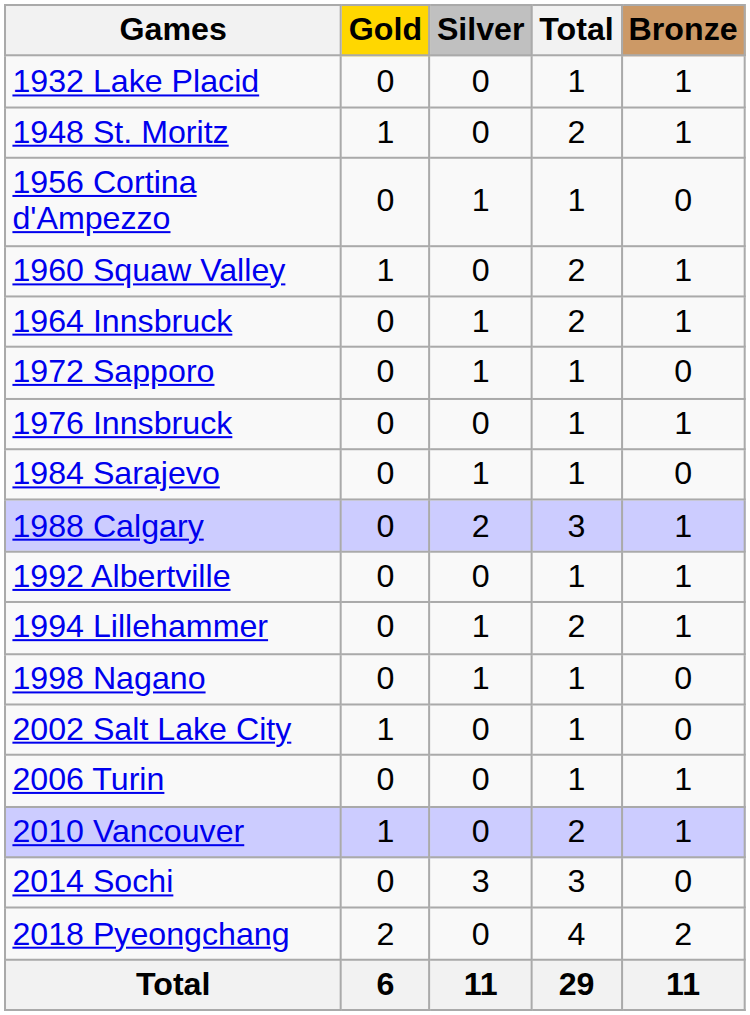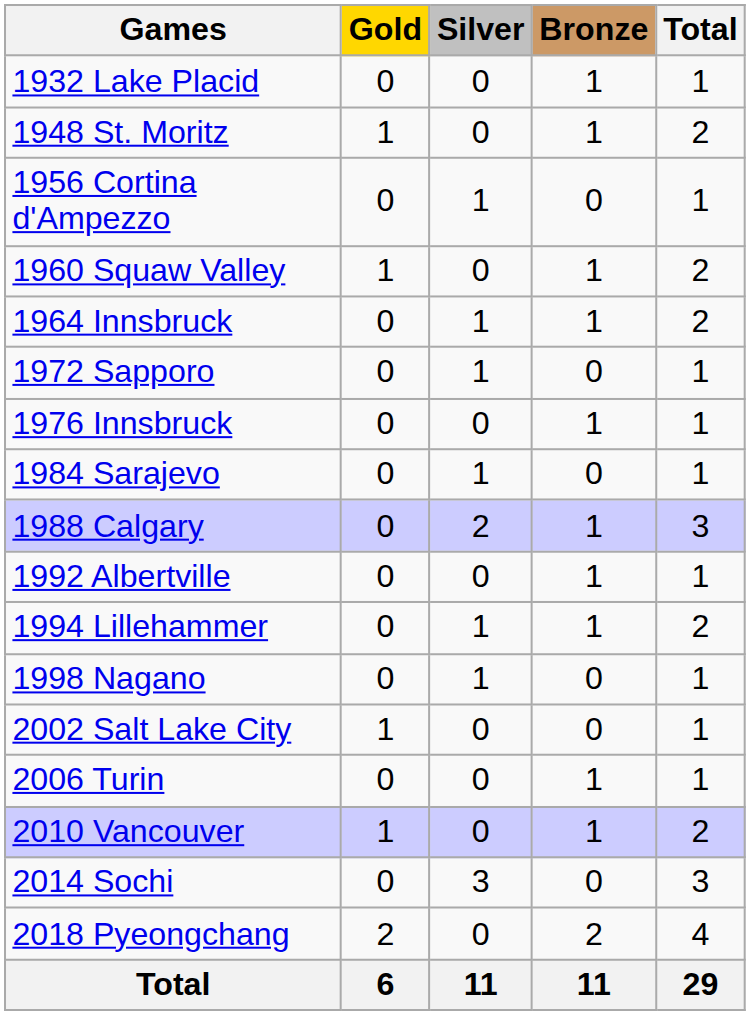columns swapped: (683, 30) <-> (577, 30)
